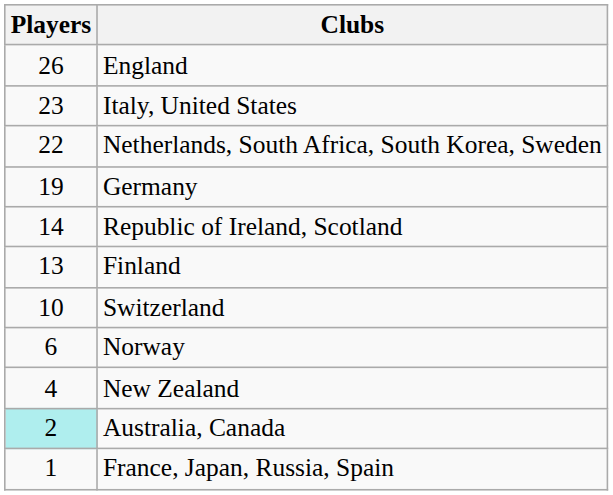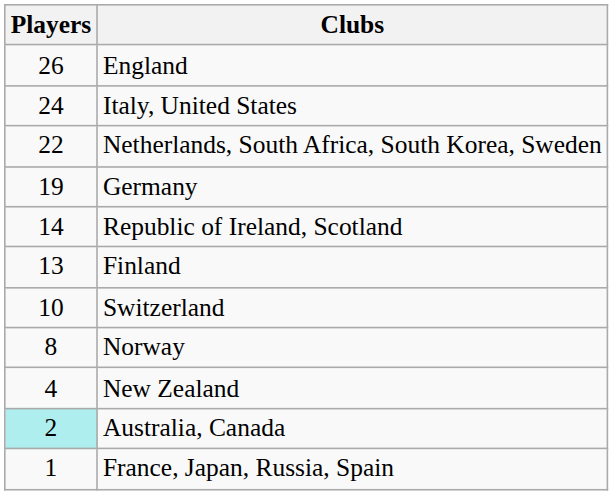(51, 105) 23 -> (51, 105) 24
(51, 347) 6 -> (51, 347) 8
